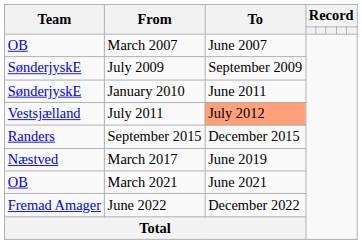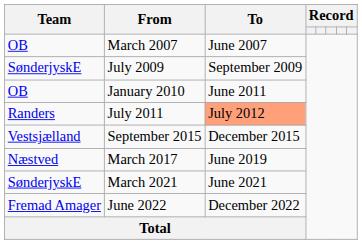(45, 91) SønderjyskE -> (18, 91) OB
(44, 113) Vestsjælland -> (31, 113) Randers
(31, 136) Randers -> (44, 136) Vestsjælland
(18, 182) OB -> (45, 182) SønderjyskE
